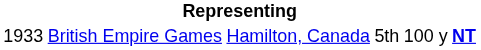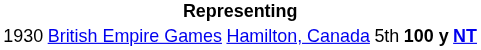(23, 36) 1933 -> (23, 36) 1930
(426, 36) normal -> (426, 36) bold
